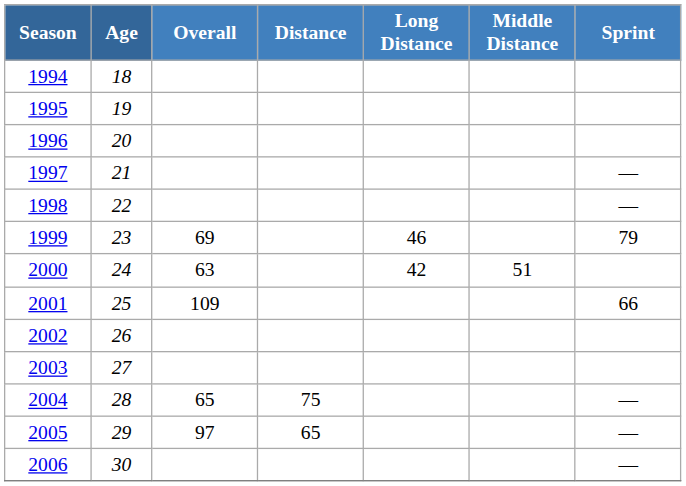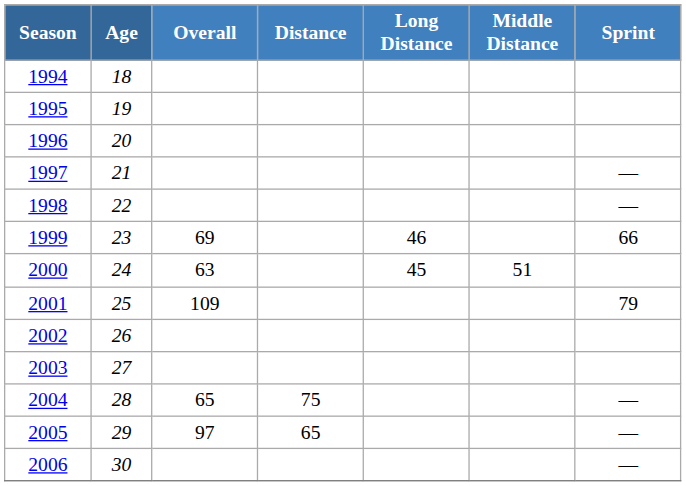(628, 238) 79 -> (628, 238) 66
(417, 270) 42 -> (417, 270) 45
(628, 302) 66 -> (628, 302) 79
